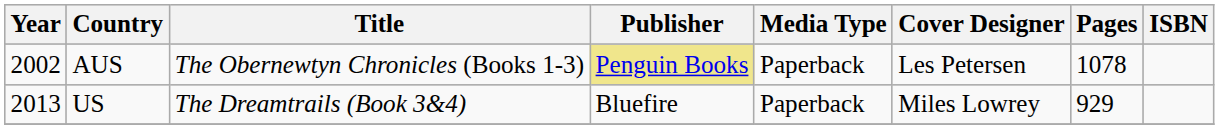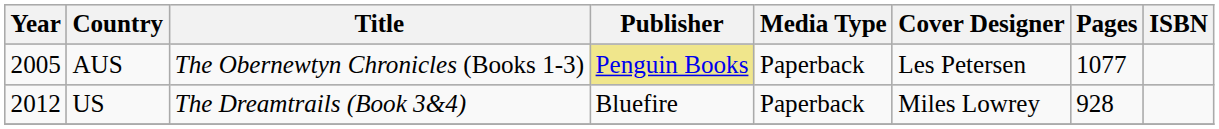(36, 64) 2002 -> (36, 64) 2005
(1101, 64) 1078 -> (1101, 64) 1077
(36, 104) 2013 -> (36, 104) 2012
(1095, 104) 929 -> (1095, 104) 928
